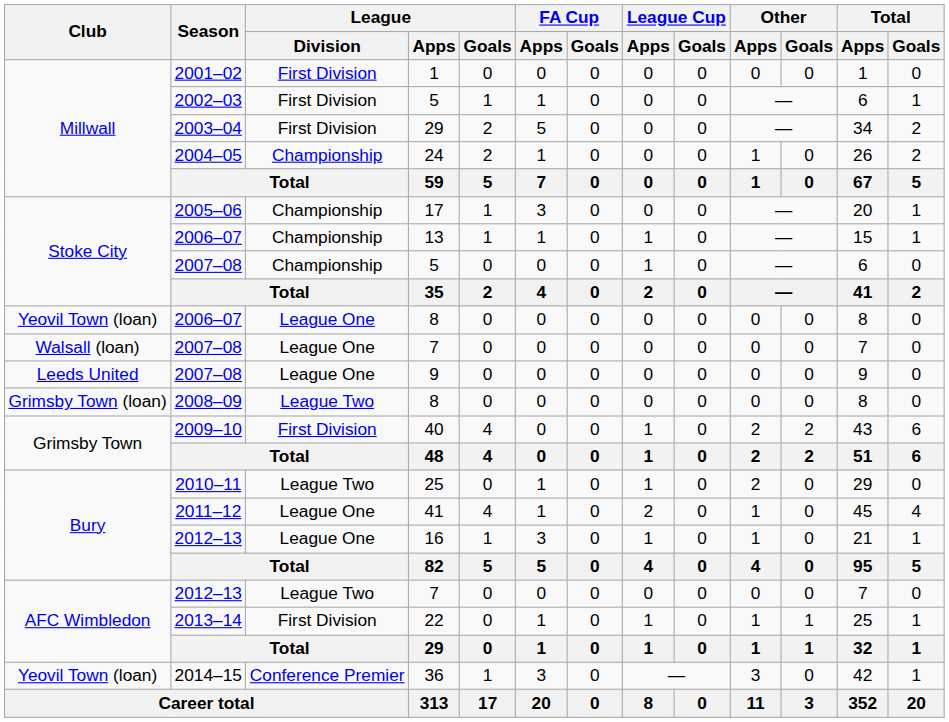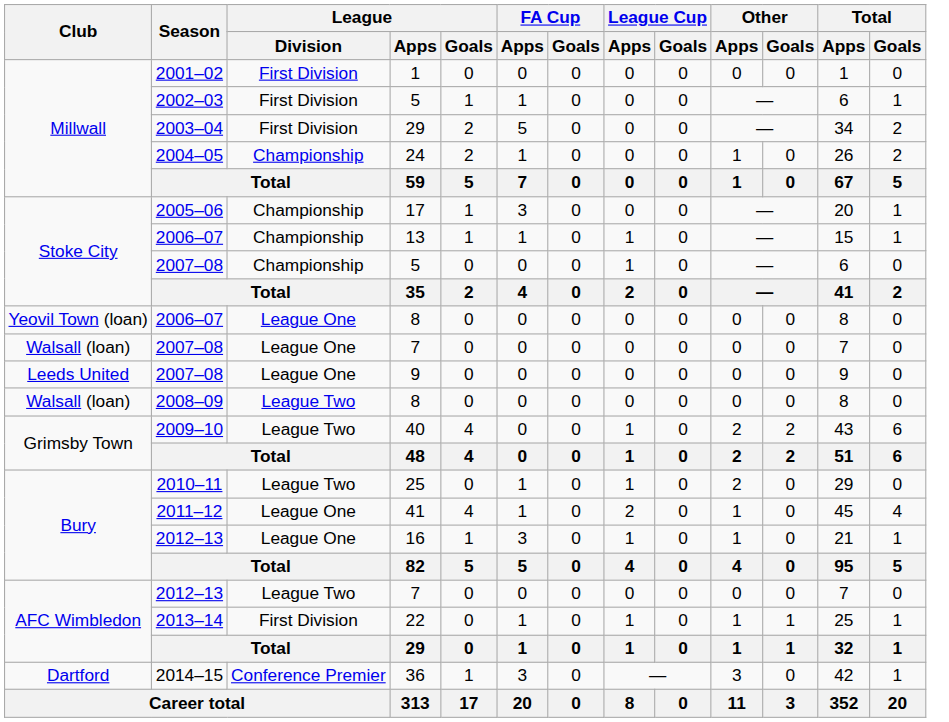(88, 401) Grimsby Town (loan) -> (78, 401) Walsall (loan)
(327, 429) First Division -> (308, 429) League Two
(88, 675) Yeovil Town (loan) -> (78, 675) Dartford
